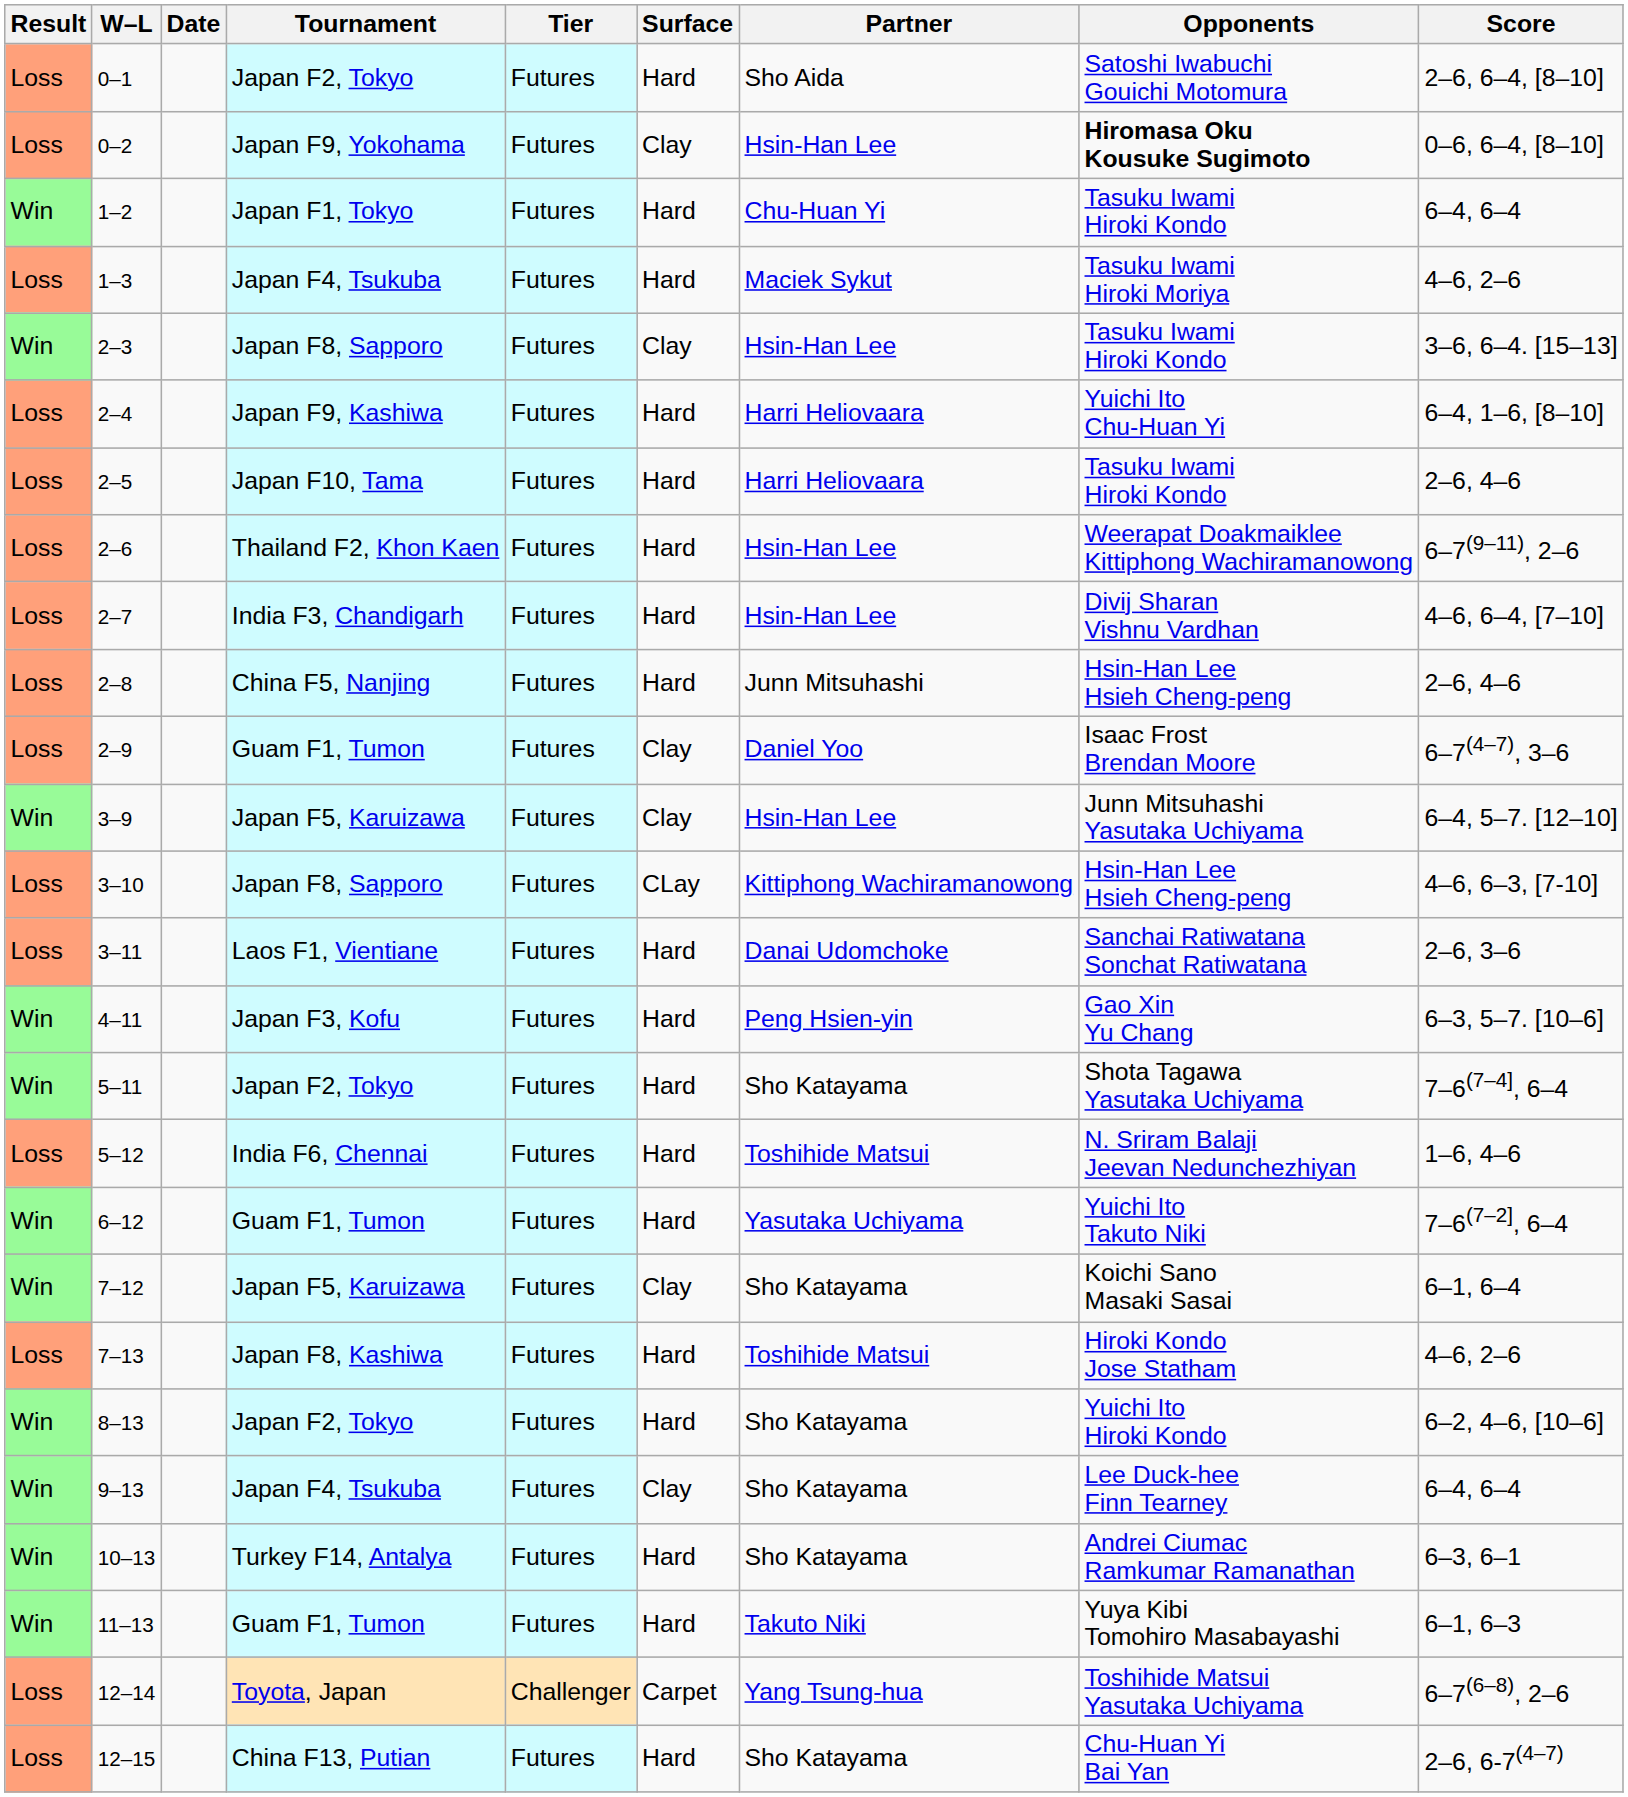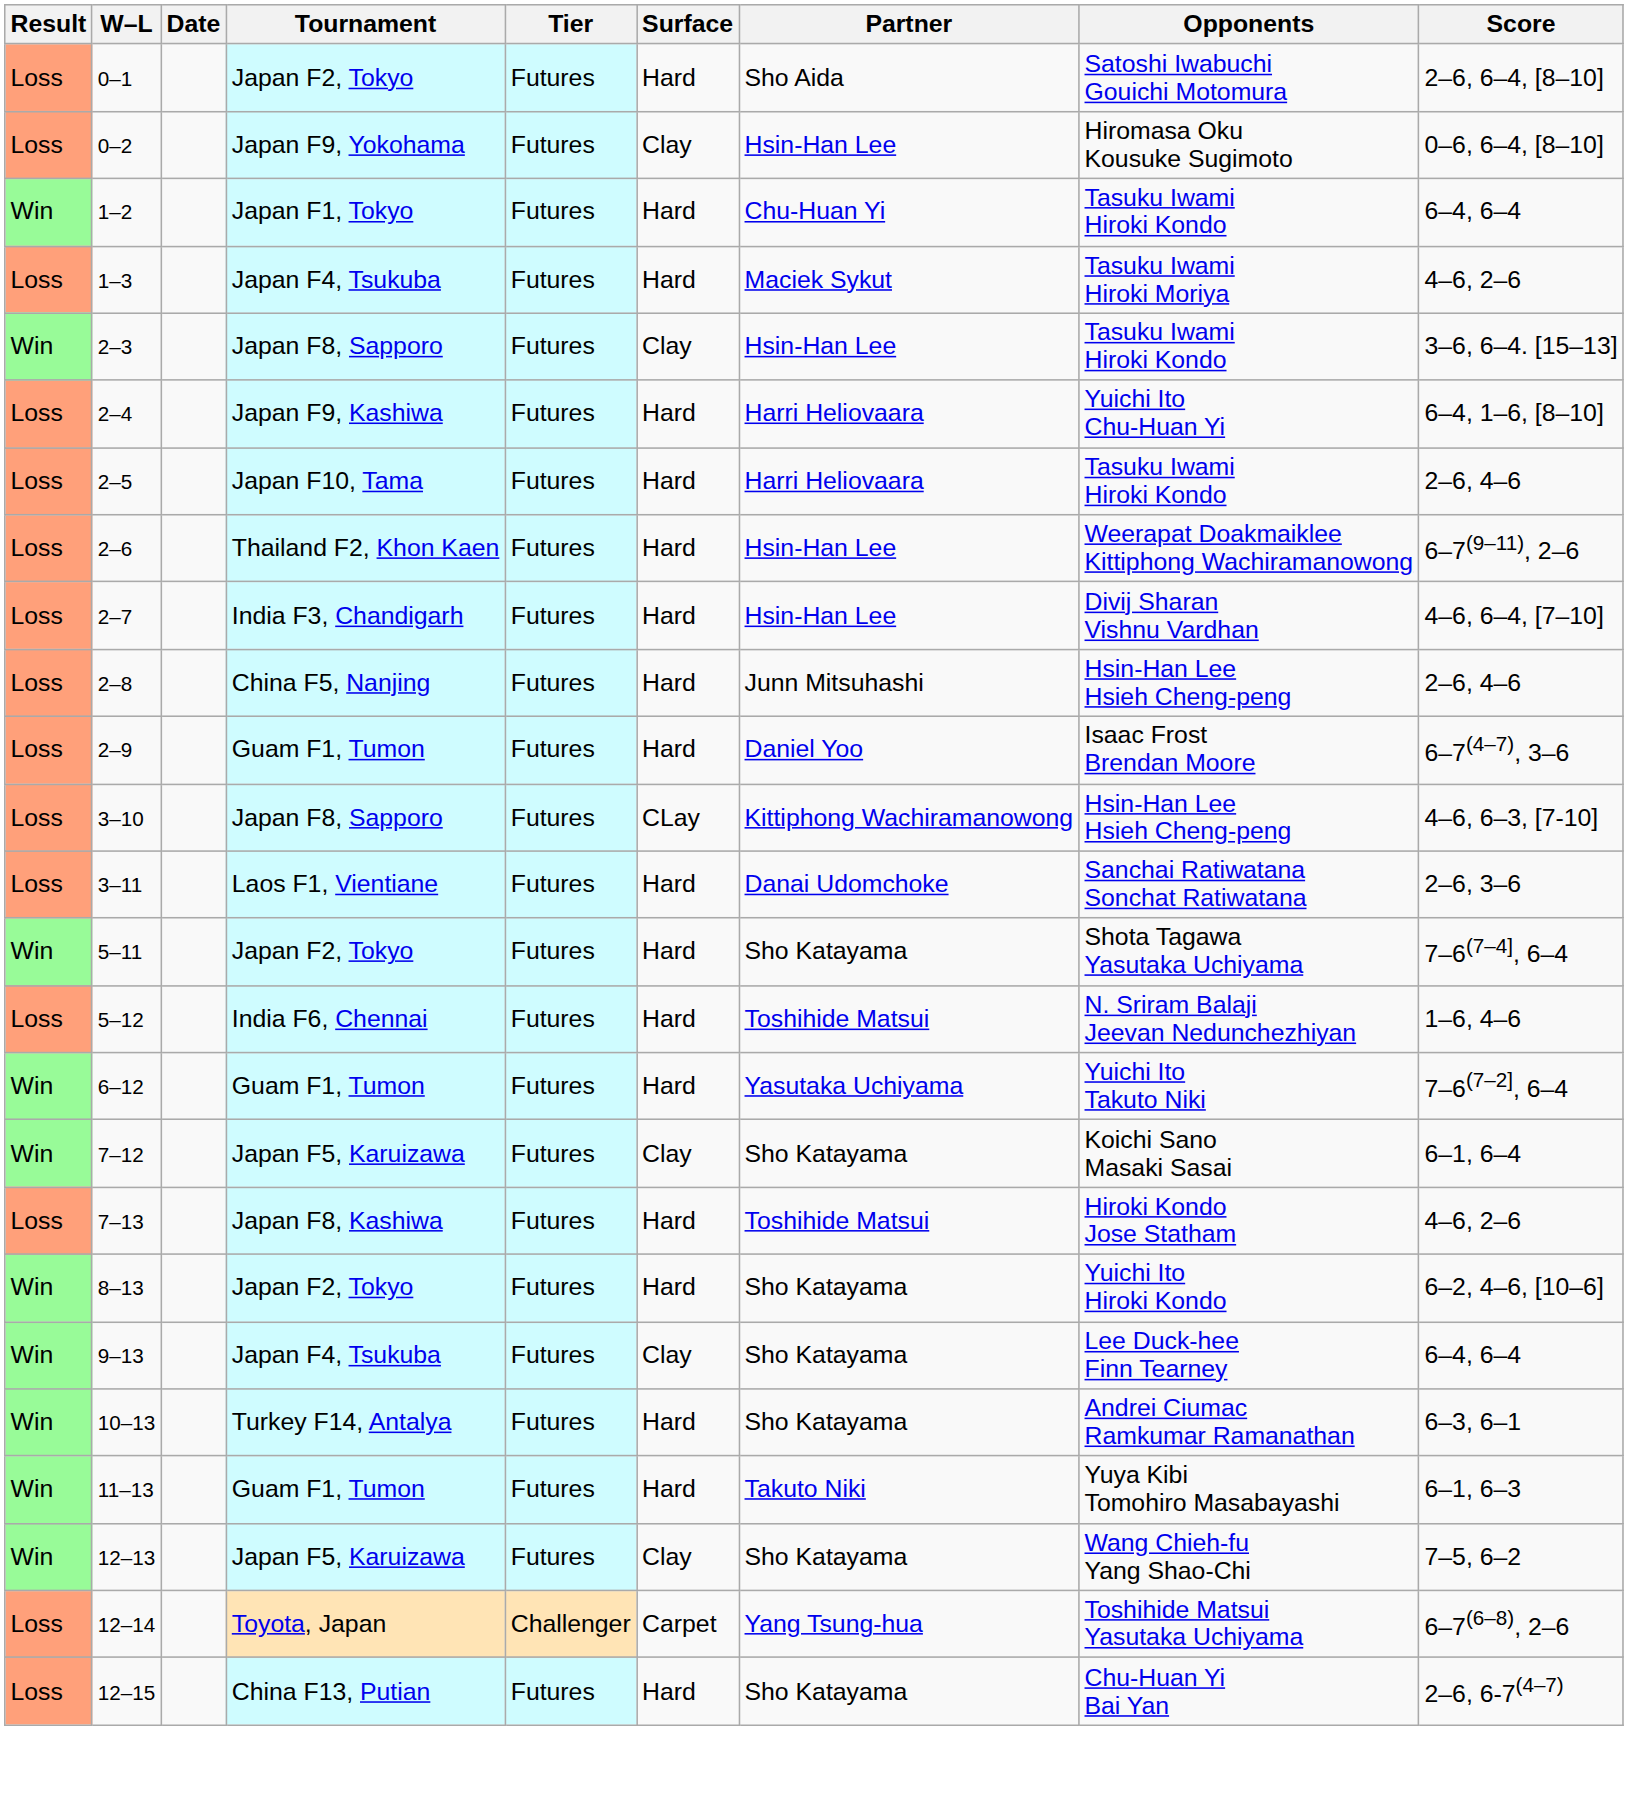(1197, 144) bold -> (1189, 144) normal
(667, 749) Clay -> (669, 749) Hard
- row: (115, 818)
- row: (120, 1020)
+ row: (126, 1558)
